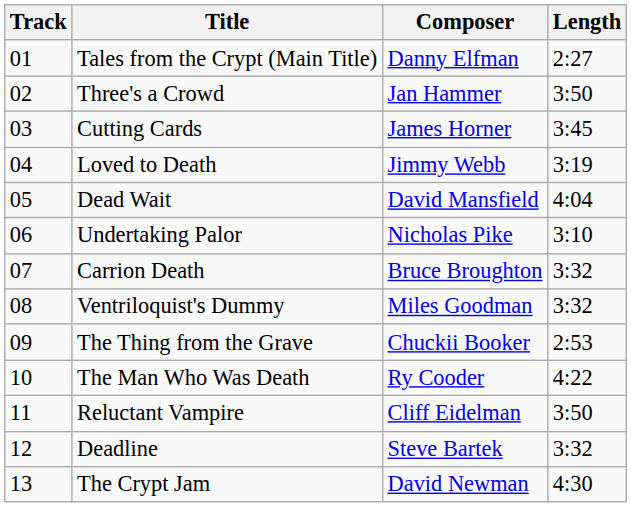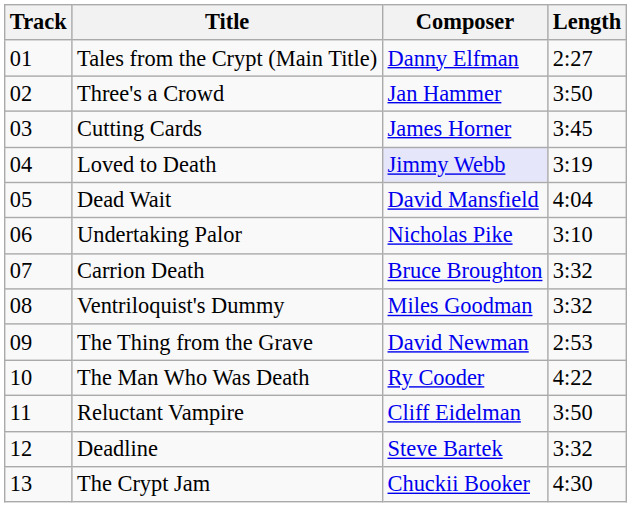(446, 164) no background -> (446, 164) lavender background
(459, 341) Chuckii Booker -> (458, 341) David Newman
(458, 484) David Newman -> (459, 484) Chuckii Booker
